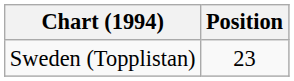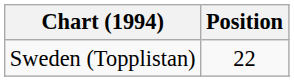(244, 57) 23 -> (244, 57) 22
